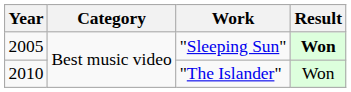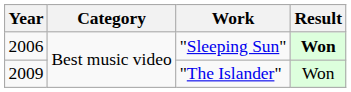(26, 45) 2005 -> (26, 45) 2006
(26, 73) 2010 -> (26, 73) 2009
